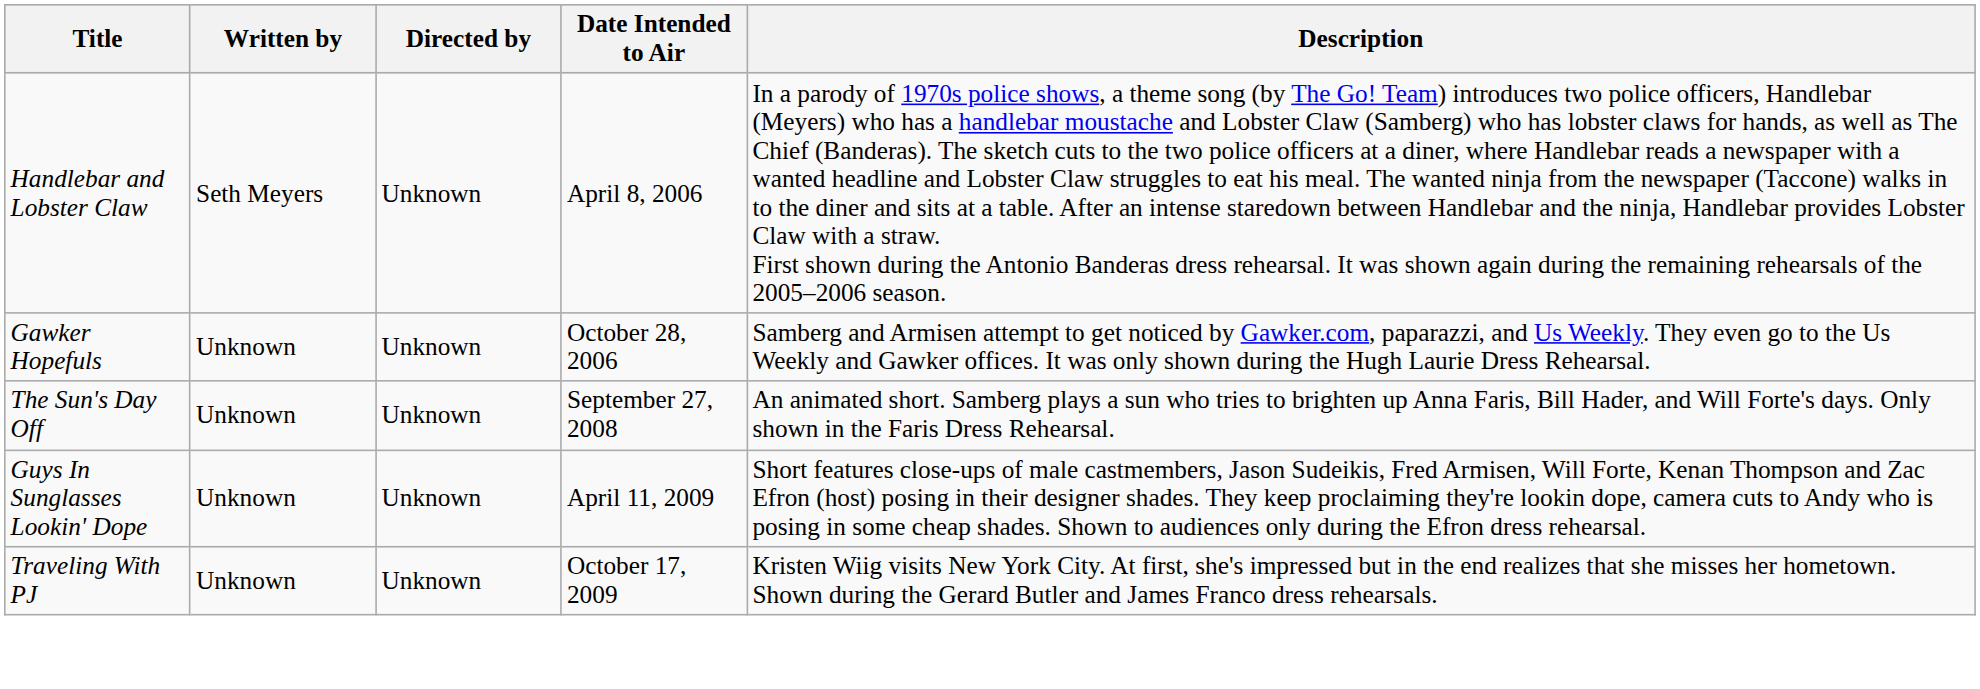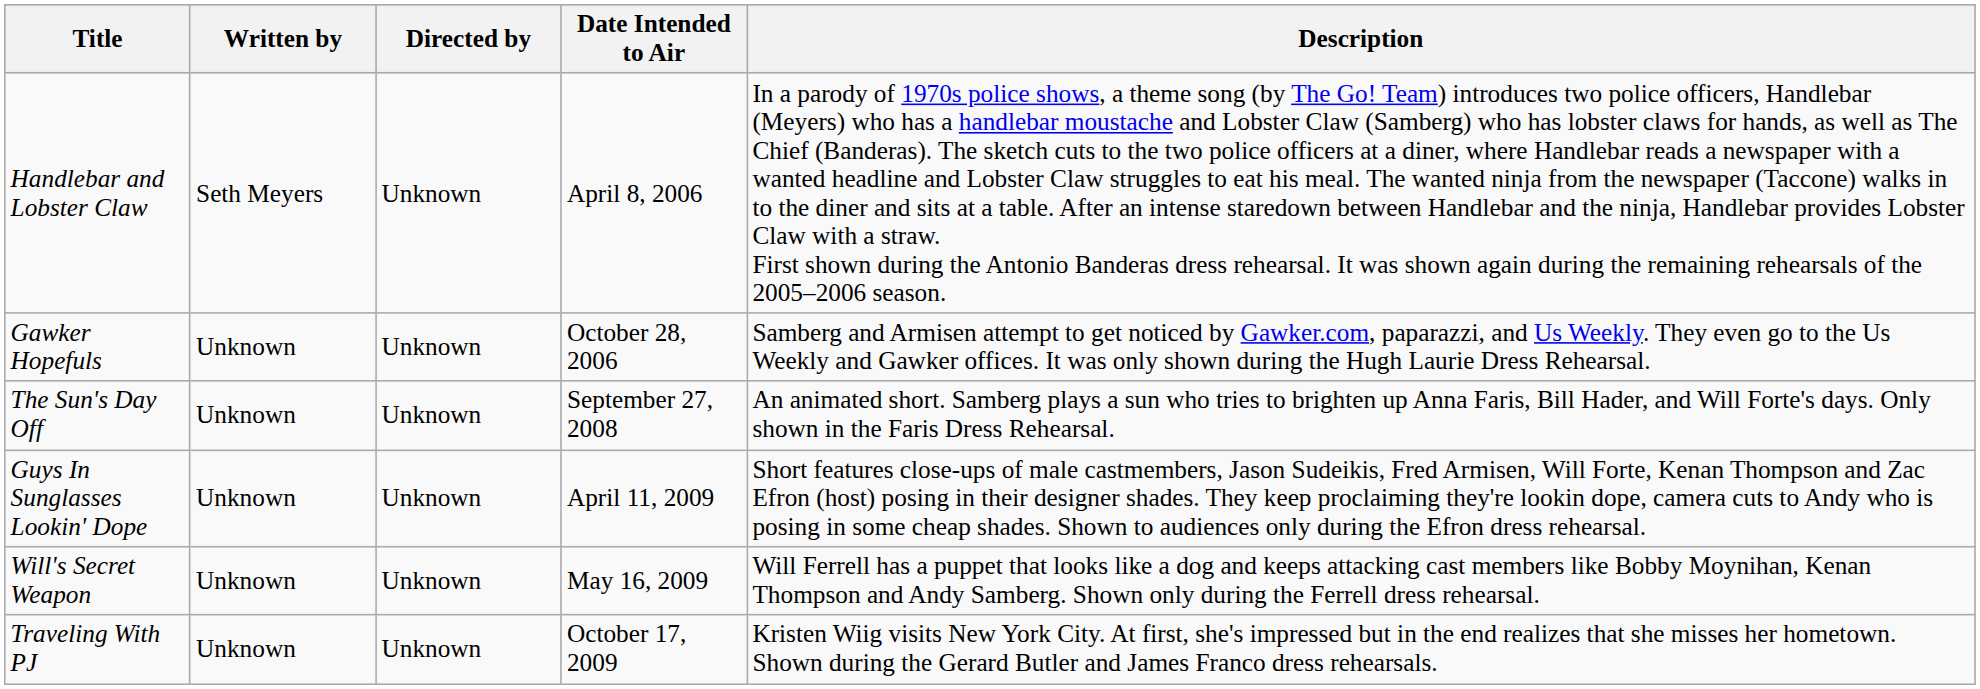+ row: (73, 580)
